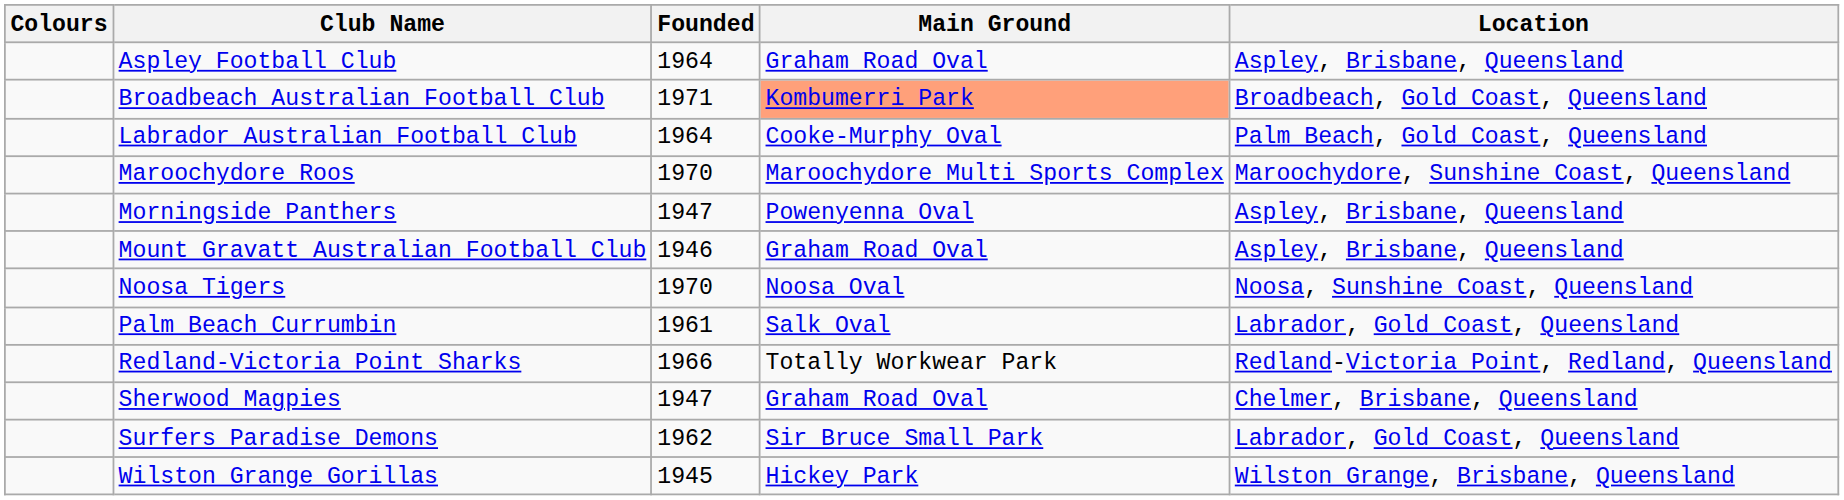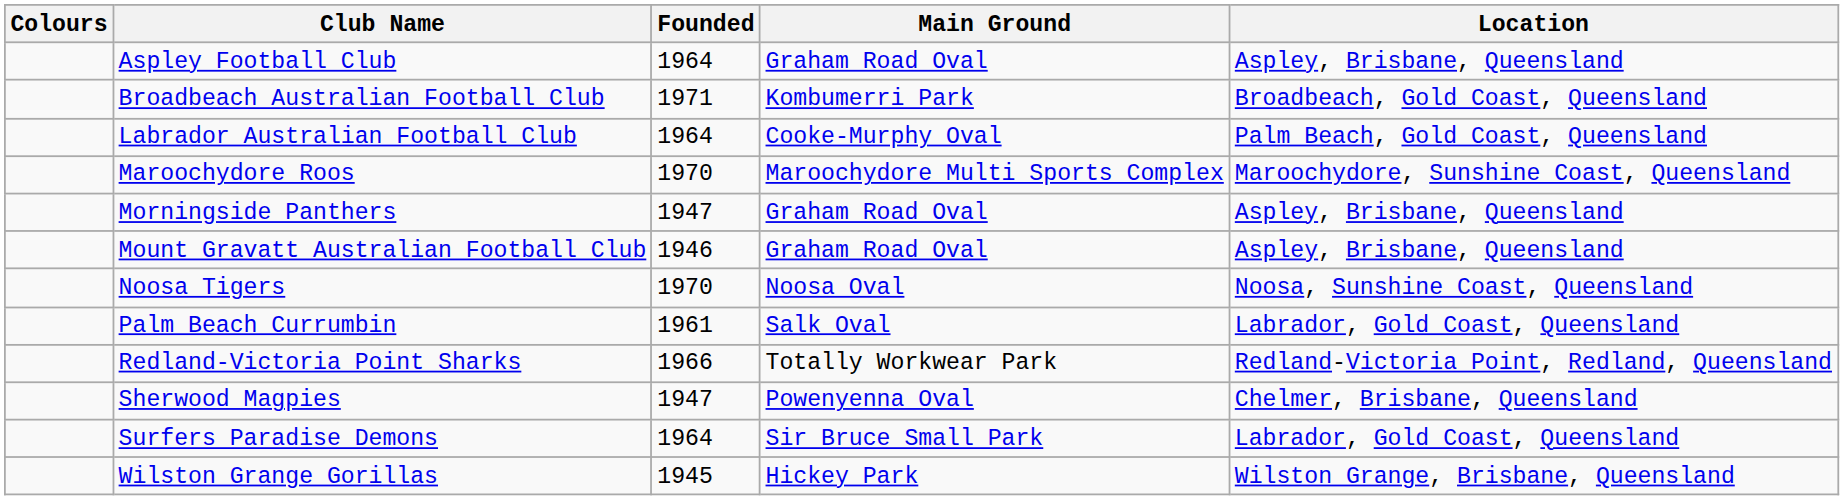(870, 99) lightsalmon background -> (870, 99) no background
(870, 212) Powenyenna Oval -> (877, 212) Graham Road Oval
(877, 401) Graham Road Oval -> (870, 401) Powenyenna Oval
(685, 439) 1962 -> (685, 439) 1964
